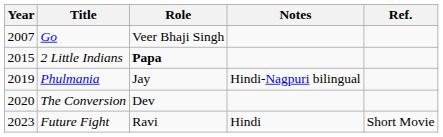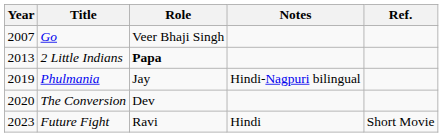(21, 57) 2015 -> (21, 57) 2013
